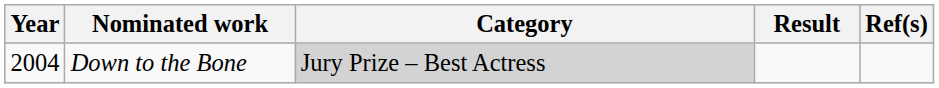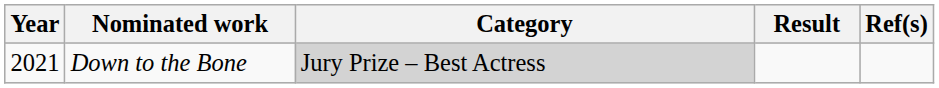(35, 62) 2004 -> (35, 62) 2021
